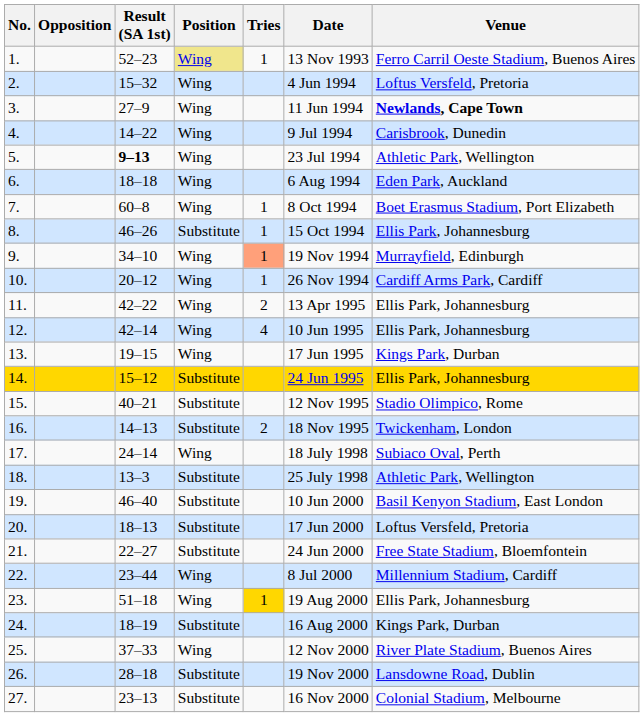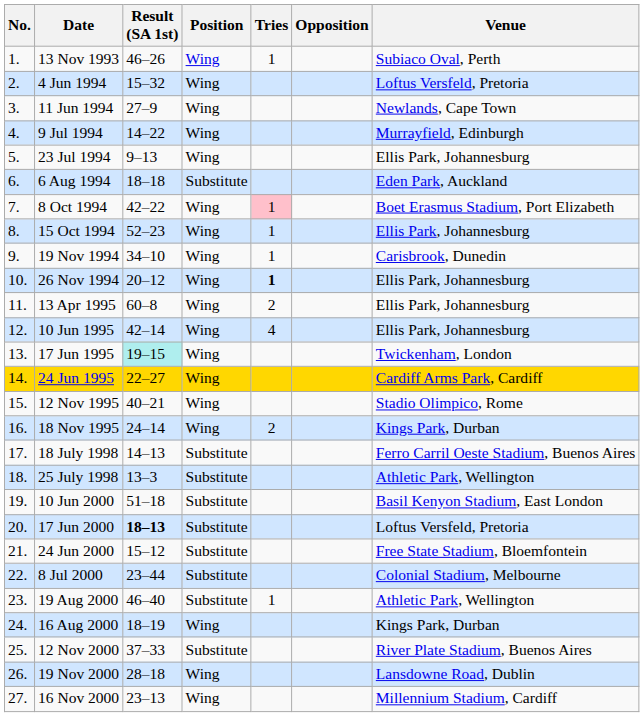columns swapped: (75, 25) <-> (328, 25)
(138, 58) 52–23 -> (146, 58) 46–26
(195, 58) khaki background -> (203, 58) no background
(506, 58) Ferro Carril Oeste Stadium, Buenos Aires -> (438, 58) Subiaco Oval, Perth
(449, 108) bold -> (446, 108) normal
(441, 132) Carisbrook, Dunedin -> (450, 132) Murrayfield, Edinburgh
(134, 157) bold -> (142, 157) normal
(455, 157) Athletic Park, Wellington -> (453, 157) Ellis Park, Johannesburg
(195, 181) Wing -> (217, 181) Substitute
(134, 206) 60–8 -> (146, 206) 42–22
(264, 206) no background -> (272, 206) pink background
(138, 231) 46–26 -> (146, 231) 52–23
(209, 231) Substitute -> (203, 231) Wing
(264, 255) lightsalmon background -> (272, 255) no background
(450, 255) Murrayfield, Edinburgh -> (441, 255) Carisbrook, Dunedin
(264, 280) normal -> (272, 280) bold
(459, 280) Cardiff Arms Park, Cardiff -> (453, 280) Ellis Park, Johannesburg
(138, 305) 42–22 -> (142, 305) 60–8
(138, 354) no background -> (146, 354) paleturquoise background
(438, 354) Kings Park, Durban -> (444, 354) Twickenham, London
(138, 378) 15–12 -> (146, 378) 22–27
(209, 378) Substitute -> (203, 378) Wing
(453, 378) Ellis Park, Johannesburg -> (459, 378) Cardiff Arms Park, Cardiff
(209, 403) Substitute -> (203, 403) Wing
(138, 428) 14–13 -> (146, 428) 24–14
(209, 428) Substitute -> (203, 428) Wing
(444, 428) Twickenham, London -> (438, 428) Kings Park, Durban
(138, 452) 24–14 -> (146, 452) 14–13
(195, 452) Wing -> (217, 452) Substitute
(438, 452) Subiaco Oval, Perth -> (506, 452) Ferro Carril Oeste Stadium, Buenos Aires
(138, 501) 46–40 -> (146, 501) 51–18
(138, 526) normal -> (146, 526) bold
(138, 551) 22–27 -> (146, 551) 15–12
(195, 575) Wing -> (217, 575) Substitute
(466, 575) Millennium Stadium, Cardiff -> (468, 575) Colonial Stadium, Melbourne
(138, 600) 51–18 -> (146, 600) 46–40
(195, 600) Wing -> (217, 600) Substitute
(264, 600) gold background -> (272, 600) no background
(453, 600) Ellis Park, Johannesburg -> (455, 600) Athletic Park, Wellington
(209, 624) Substitute -> (203, 624) Wing
(195, 649) Wing -> (217, 649) Substitute
(209, 674) Substitute -> (203, 674) Wing
(209, 698) Substitute -> (203, 698) Wing
(468, 698) Colonial Stadium, Melbourne -> (466, 698) Millennium Stadium, Cardiff
